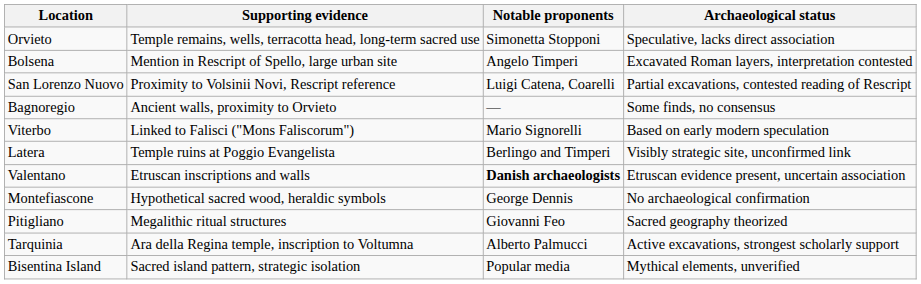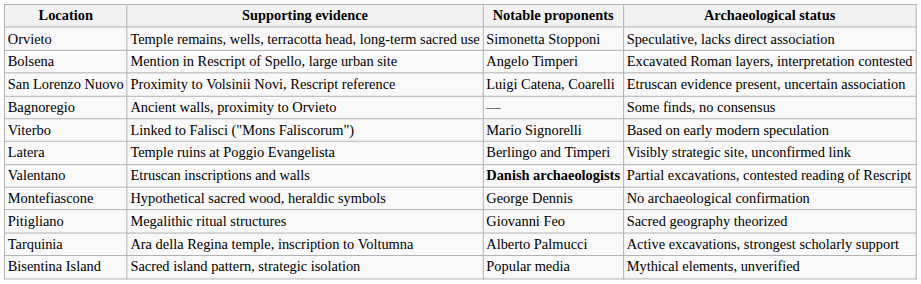(769, 84) Partial excavations, contested reading of Rescript -> (766, 84) Etruscan evidence present, uncertain association
(766, 175) Etruscan evidence present, uncertain association -> (769, 175) Partial excavations, contested reading of Rescript
